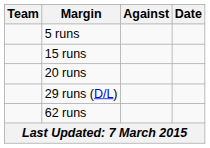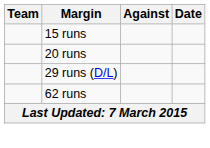- row: (62, 34)
